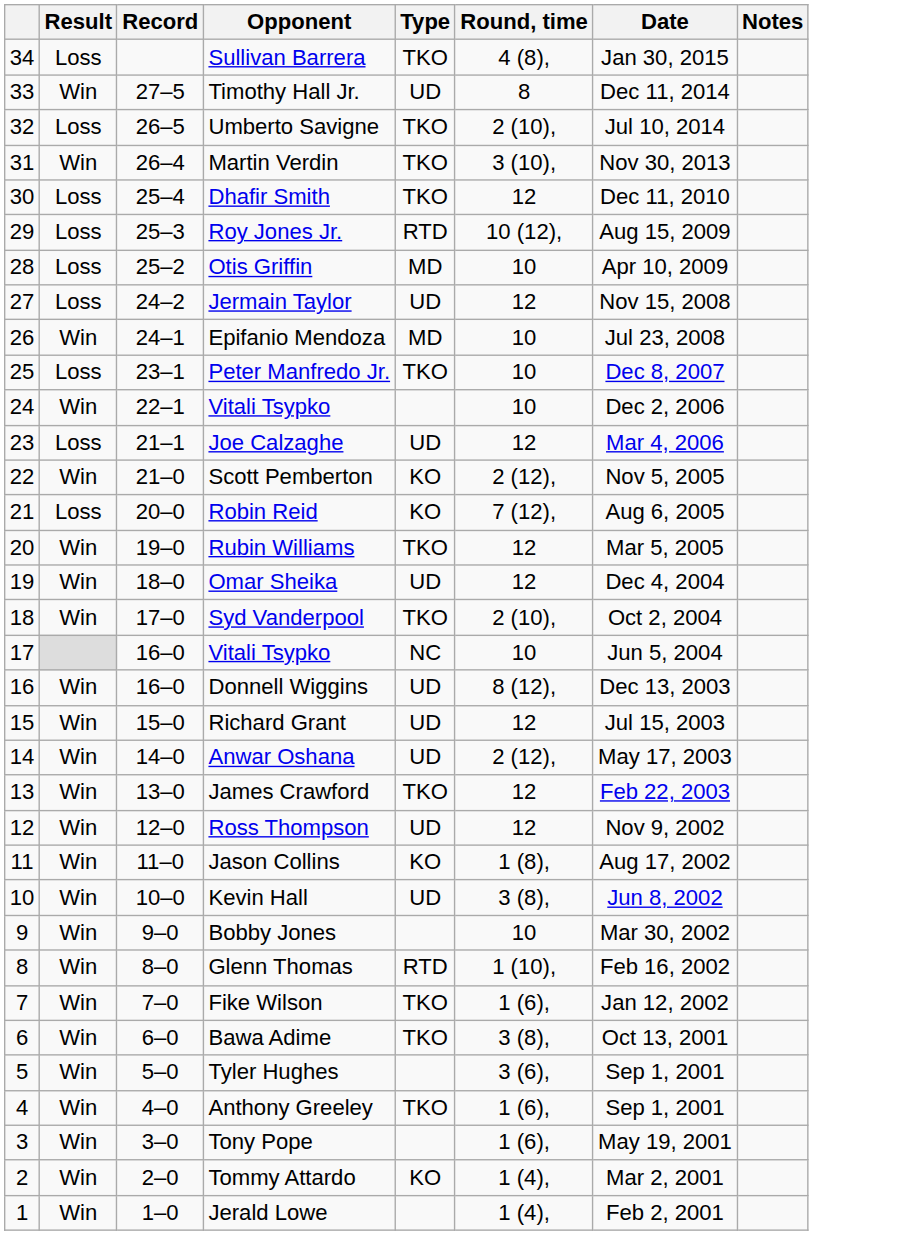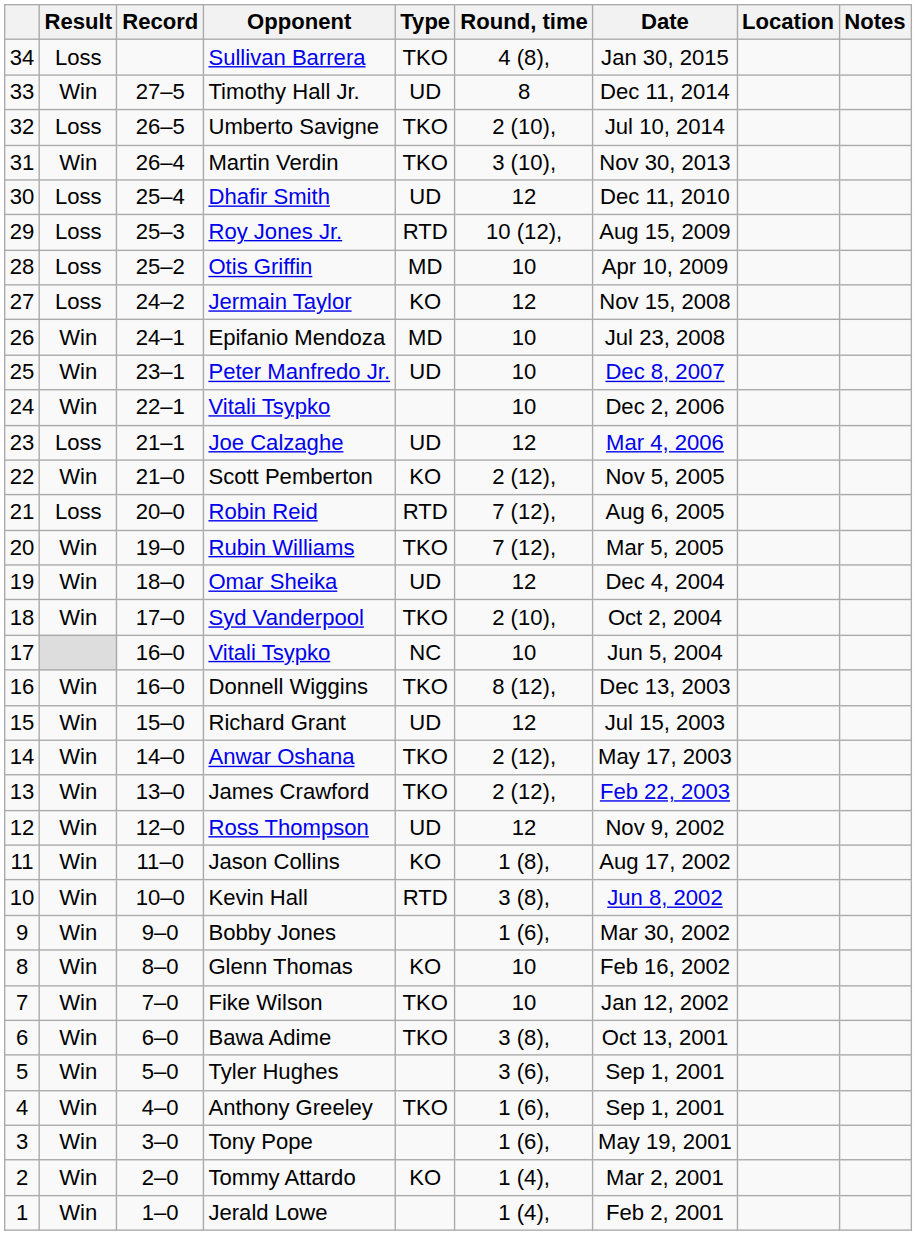+ column: (788, 22)
(425, 197) TKO -> (425, 197) UD
(425, 302) UD -> (425, 302) KO
(78, 372) Loss -> (78, 372) Win
(425, 372) TKO -> (425, 372) UD
(425, 512) KO -> (425, 512) RTD
(524, 547) 12 -> (524, 547) 7 (12),
(425, 687) UD -> (425, 687) TKO
(425, 757) UD -> (425, 757) TKO
(524, 792) 12 -> (524, 792) 2 (12),
(425, 897) UD -> (425, 897) RTD
(524, 932) 10 -> (524, 932) 1 (6),
(425, 967) RTD -> (425, 967) KO
(524, 967) 1 (10), -> (524, 967) 10
(524, 1002) 1 (6), -> (524, 1002) 10
